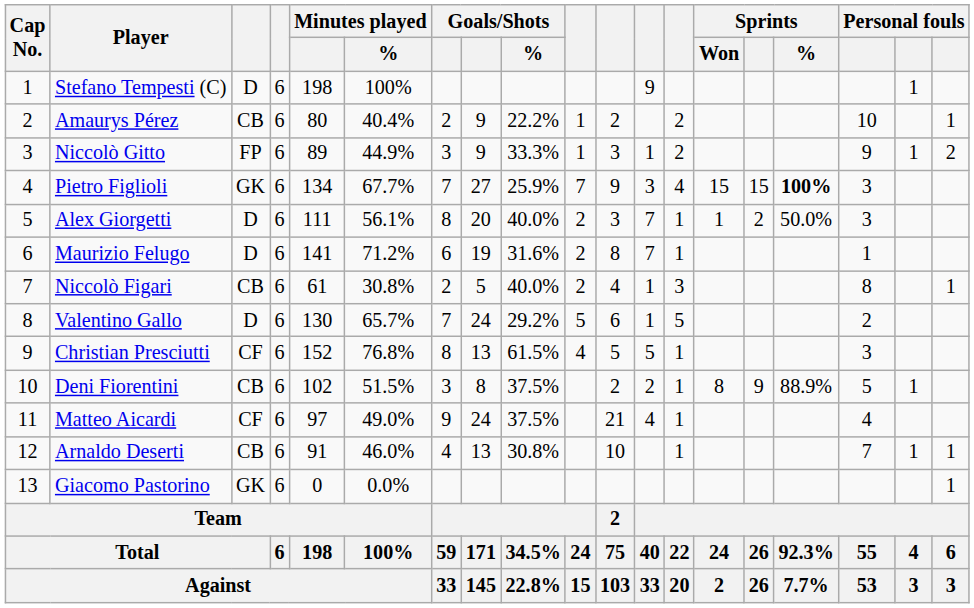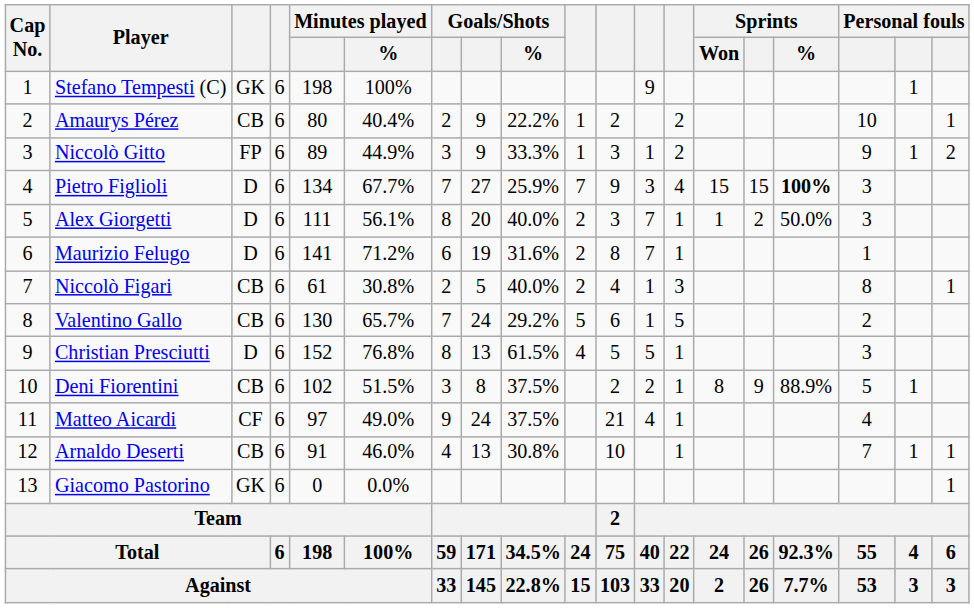(250, 87) D -> (250, 87) GK
(250, 186) GK -> (250, 186) D
(250, 319) D -> (250, 319) CB
(250, 352) CF -> (250, 352) D
